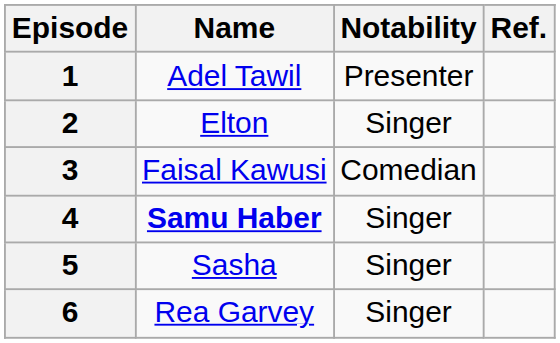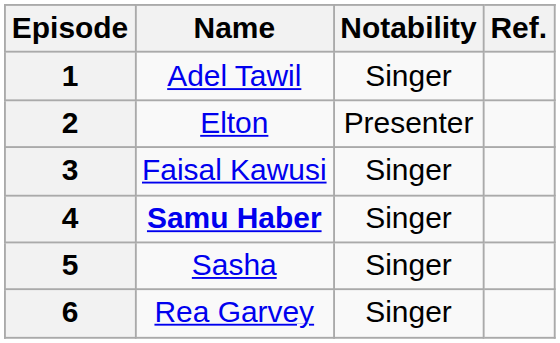(409, 75) Presenter -> (409, 75) Singer
(409, 123) Singer -> (409, 123) Presenter
(409, 170) Comedian -> (409, 170) Singer
